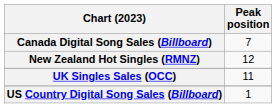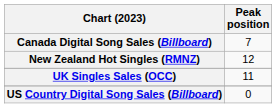(248, 94) 1 -> (248, 94) 0
